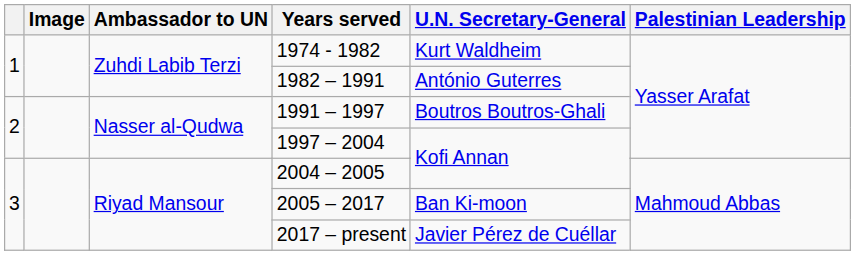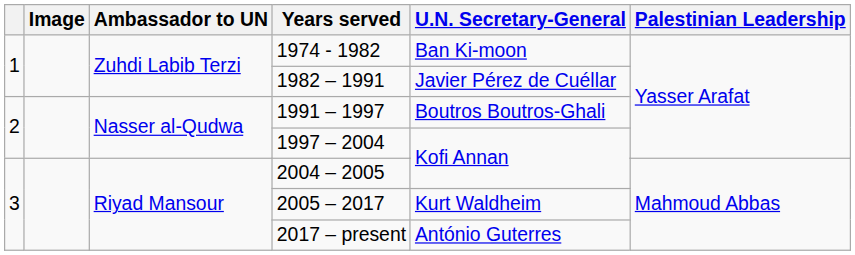(478, 50) Kurt Waldheim -> (471, 50) Ban Ki-moon
(488, 81) António Guterres -> (516, 81) Javier Pérez de Cuéllar
(471, 204) Ban Ki-moon -> (478, 204) Kurt Waldheim
(516, 234) Javier Pérez de Cuéllar -> (488, 234) António Guterres
